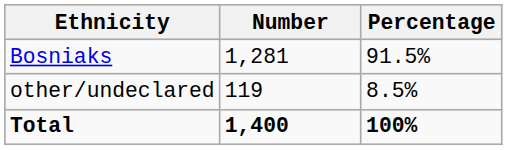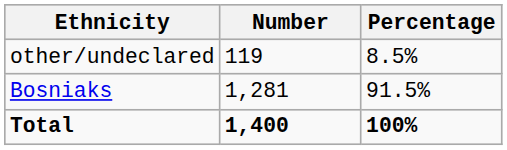rows swapped: (61, 57) <-> (112, 92)
